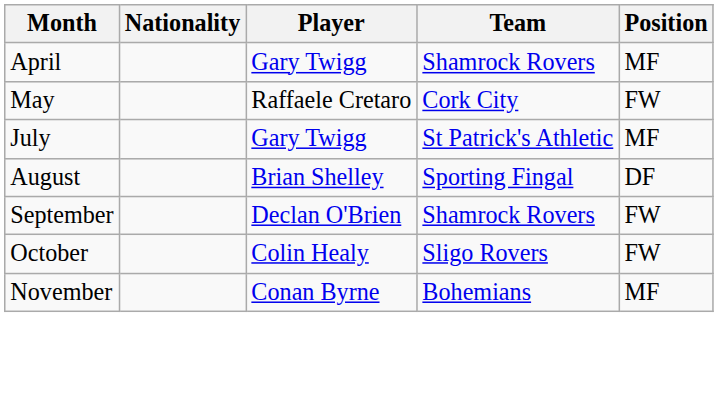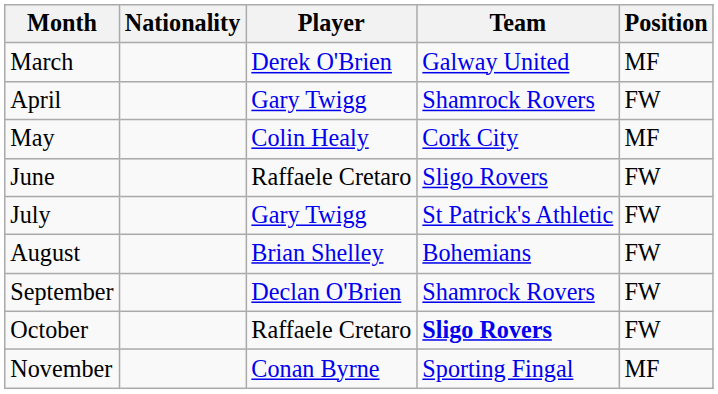+ row: (42, 61)
(642, 61) MF -> (643, 100) FW
(331, 100) Raffaele Cretaro -> (310, 138) Colin Healy
(643, 100) FW -> (642, 138) MF
+ row: (32, 176)
(642, 138) MF -> (643, 215) FW
(498, 176) Sporting Fingal -> (477, 253) Bohemians
(640, 176) DF -> (643, 253) FW
(310, 253) Colin Healy -> (331, 330) Raffaele Cretaro
(485, 253) normal -> (487, 330) bold
(477, 291) Bohemians -> (498, 368) Sporting Fingal
